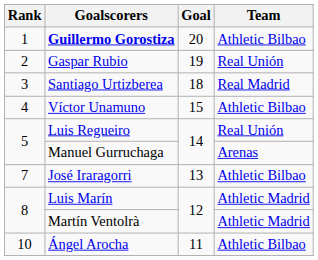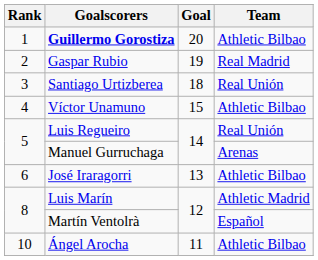(250, 61) Real Unión -> (254, 61) Real Madrid
(254, 84) Real Madrid -> (250, 84) Real Unión
(25, 175) 7 -> (25, 175) 6
(264, 221) Athletic Madrid -> (241, 221) Español
